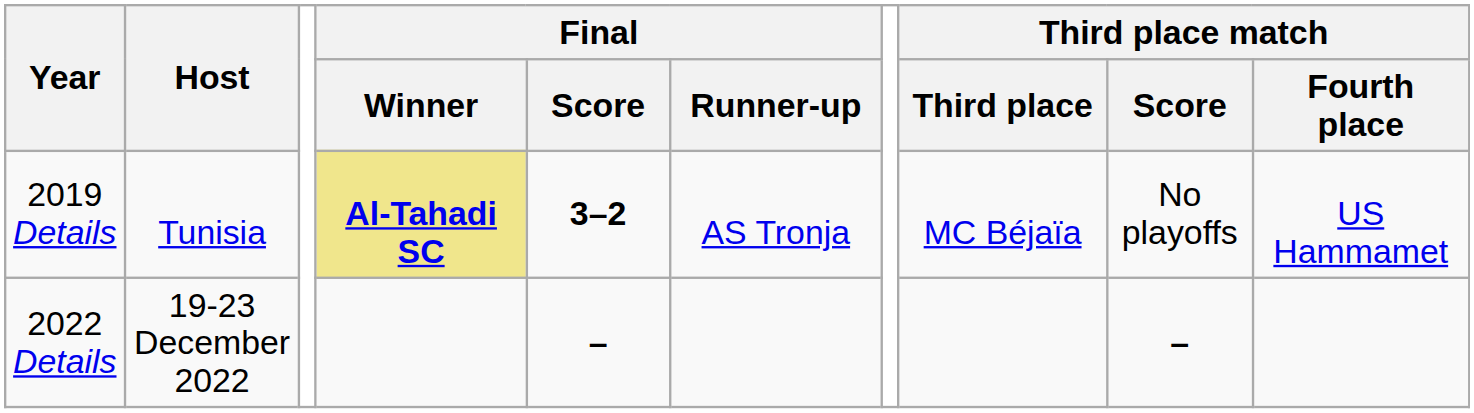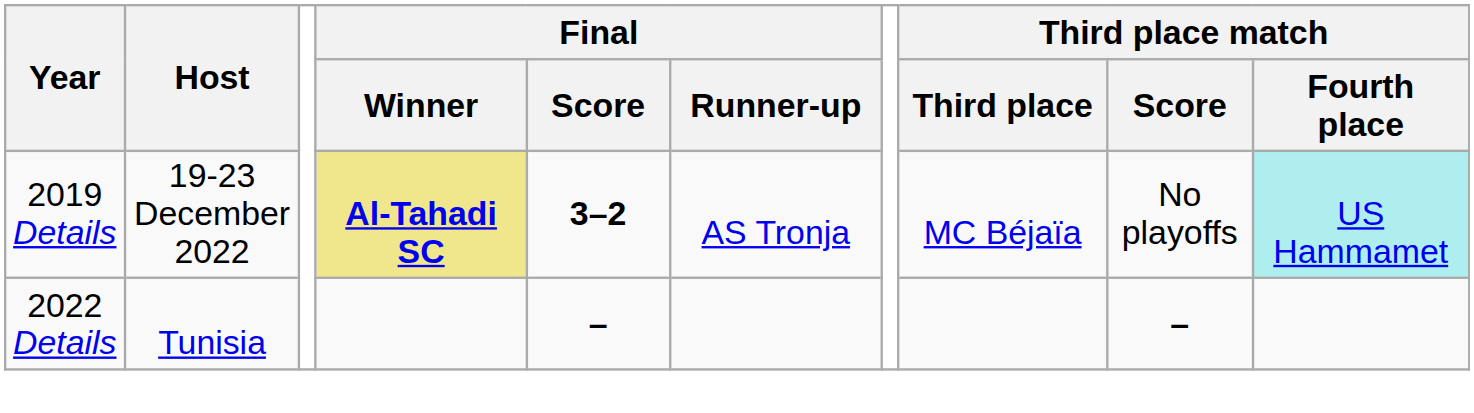(212, 233) Tunisia -> (212, 214) 19-23 December 2022
(1361, 233) no background -> (1361, 233) paleturquoise background
(212, 343) 19-23 December 2022 -> (212, 343) Tunisia
